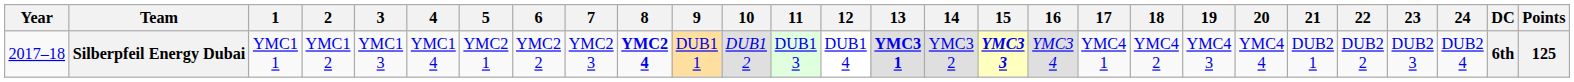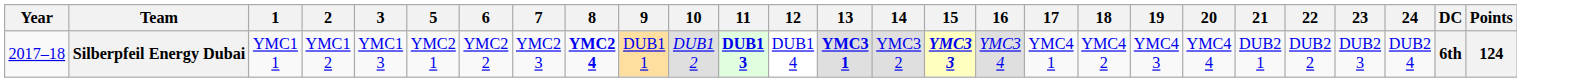- column: (433, 17)
(796, 53) normal -> (743, 53) bold
(1544, 53) 125 -> (1491, 53) 124
